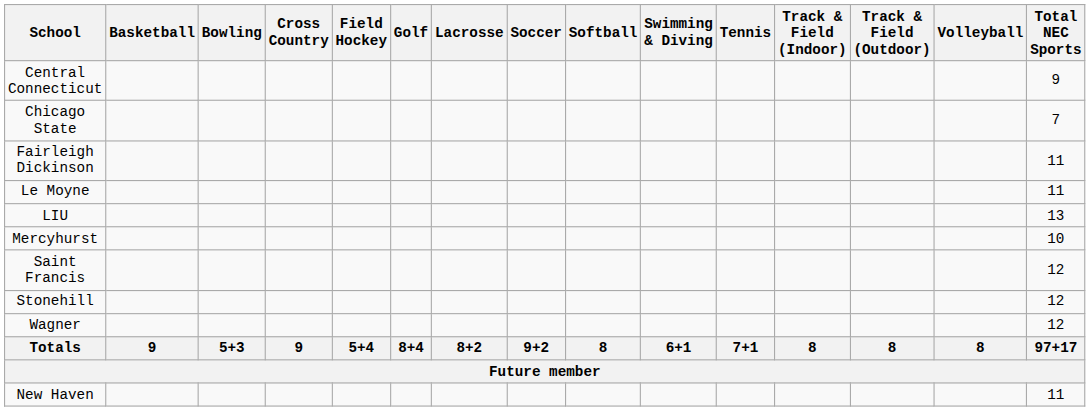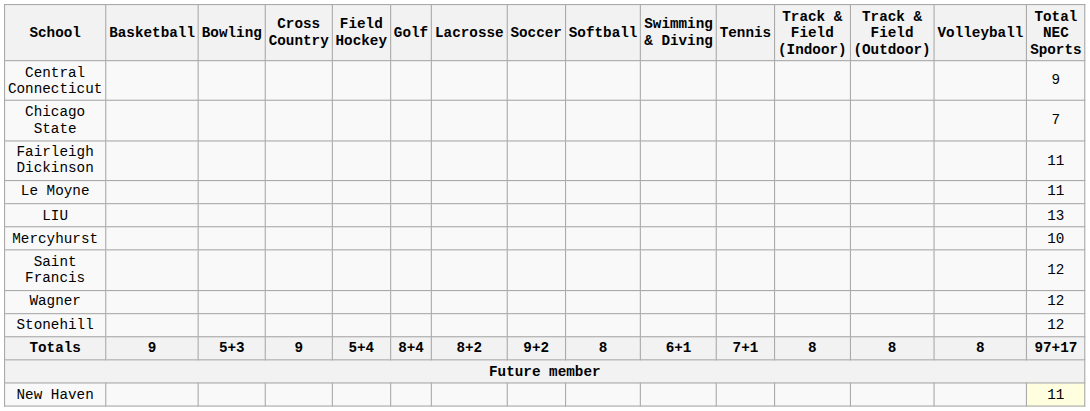rows swapped: (55, 302) <-> (55, 325)
(1056, 395) no background -> (1056, 395) lightyellow background
